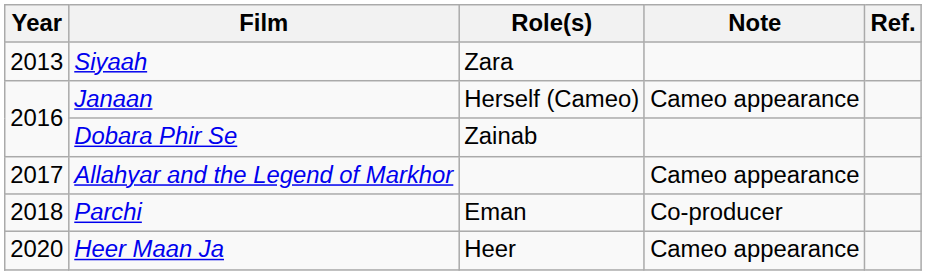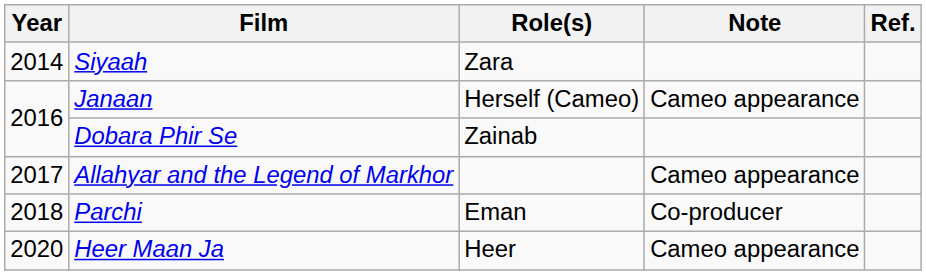(37, 61) 2013 -> (37, 61) 2014
